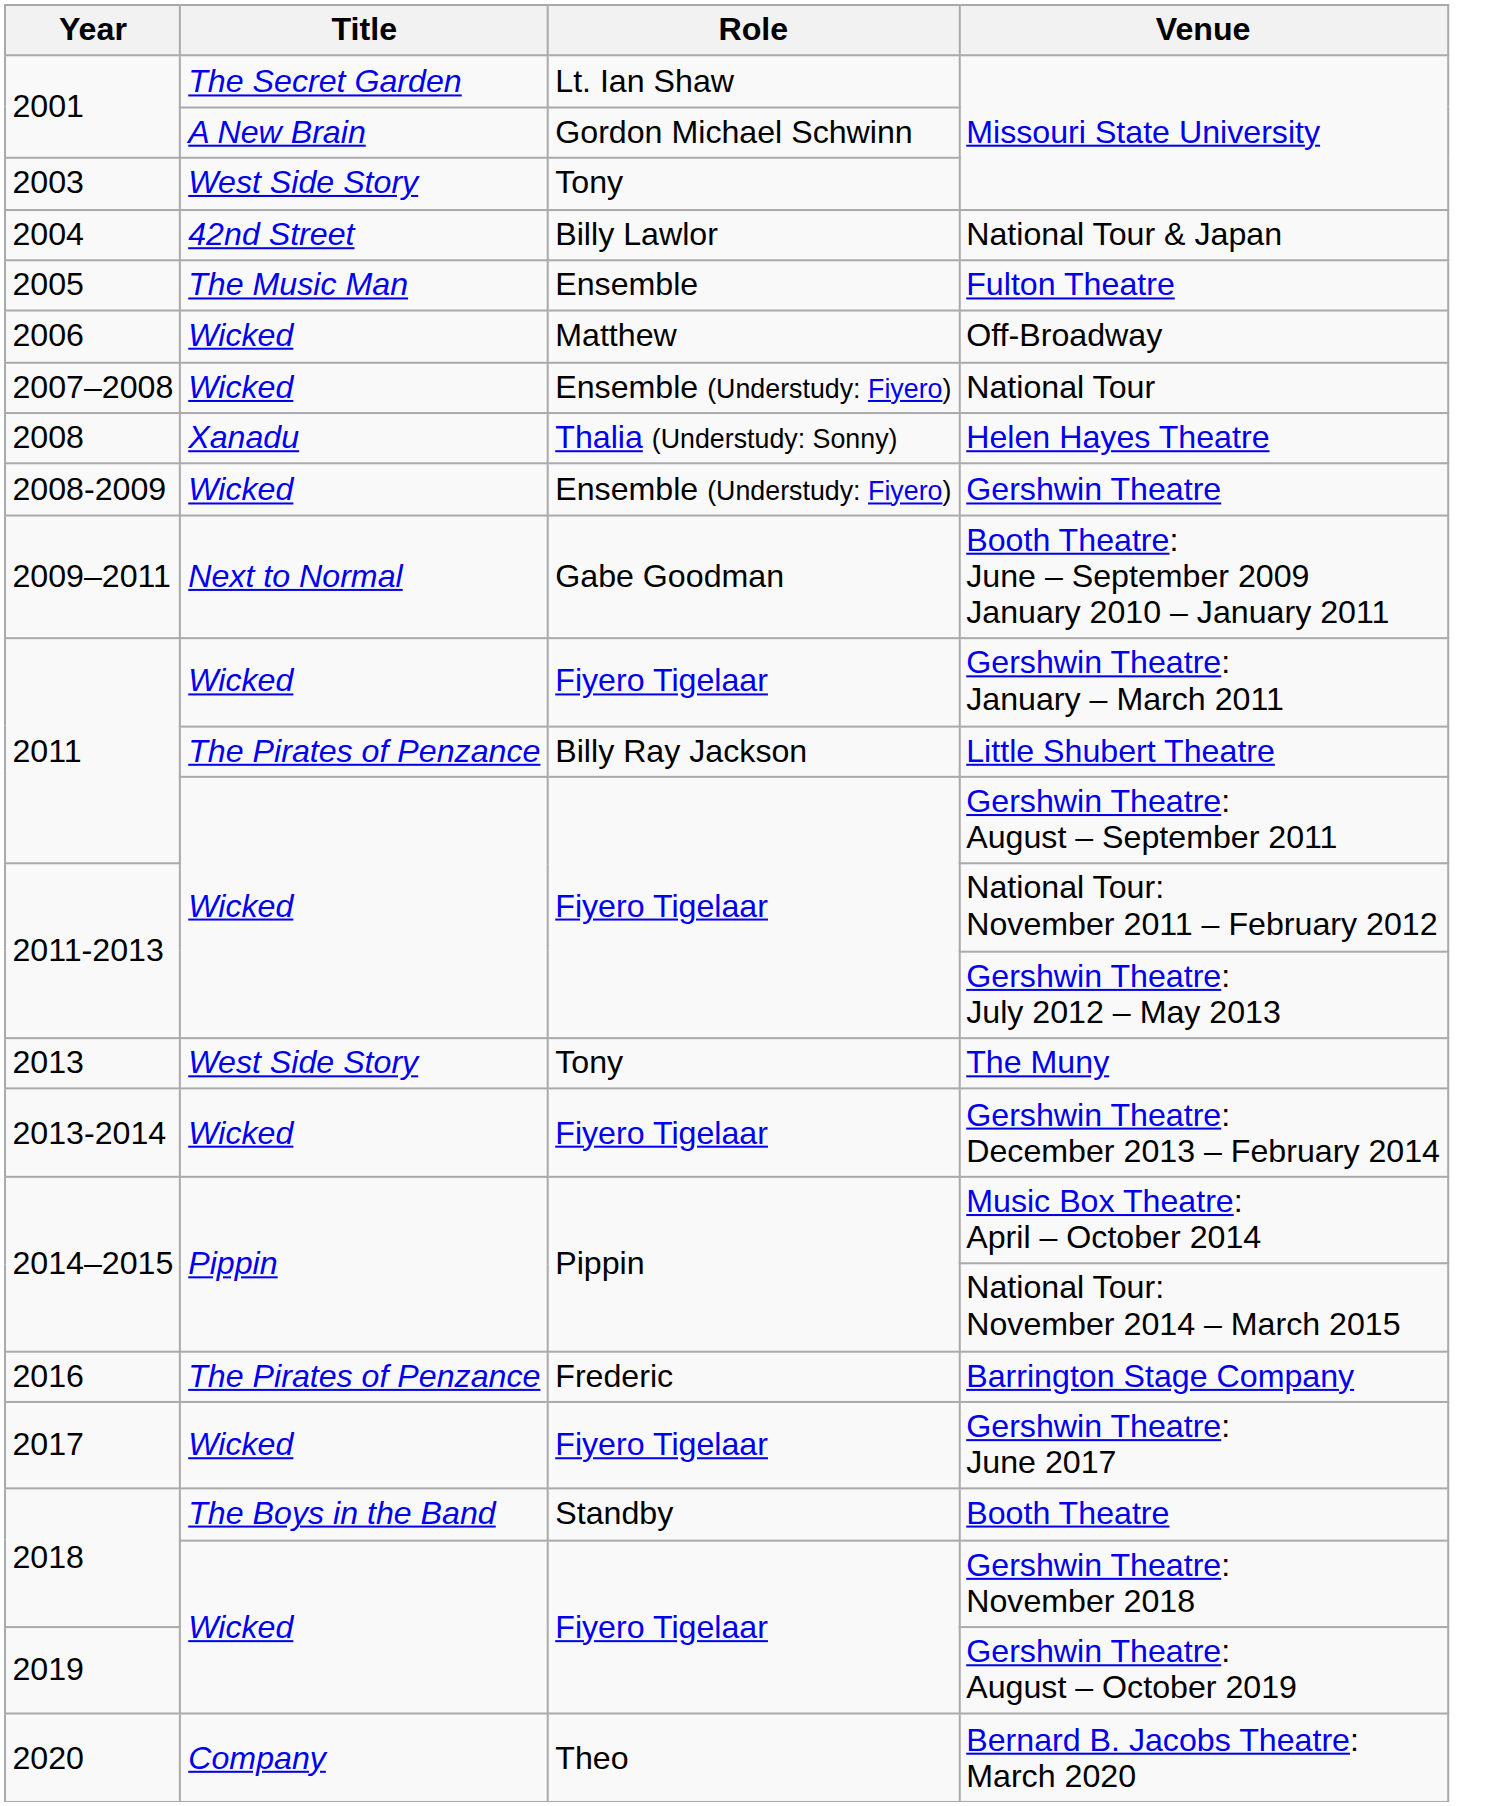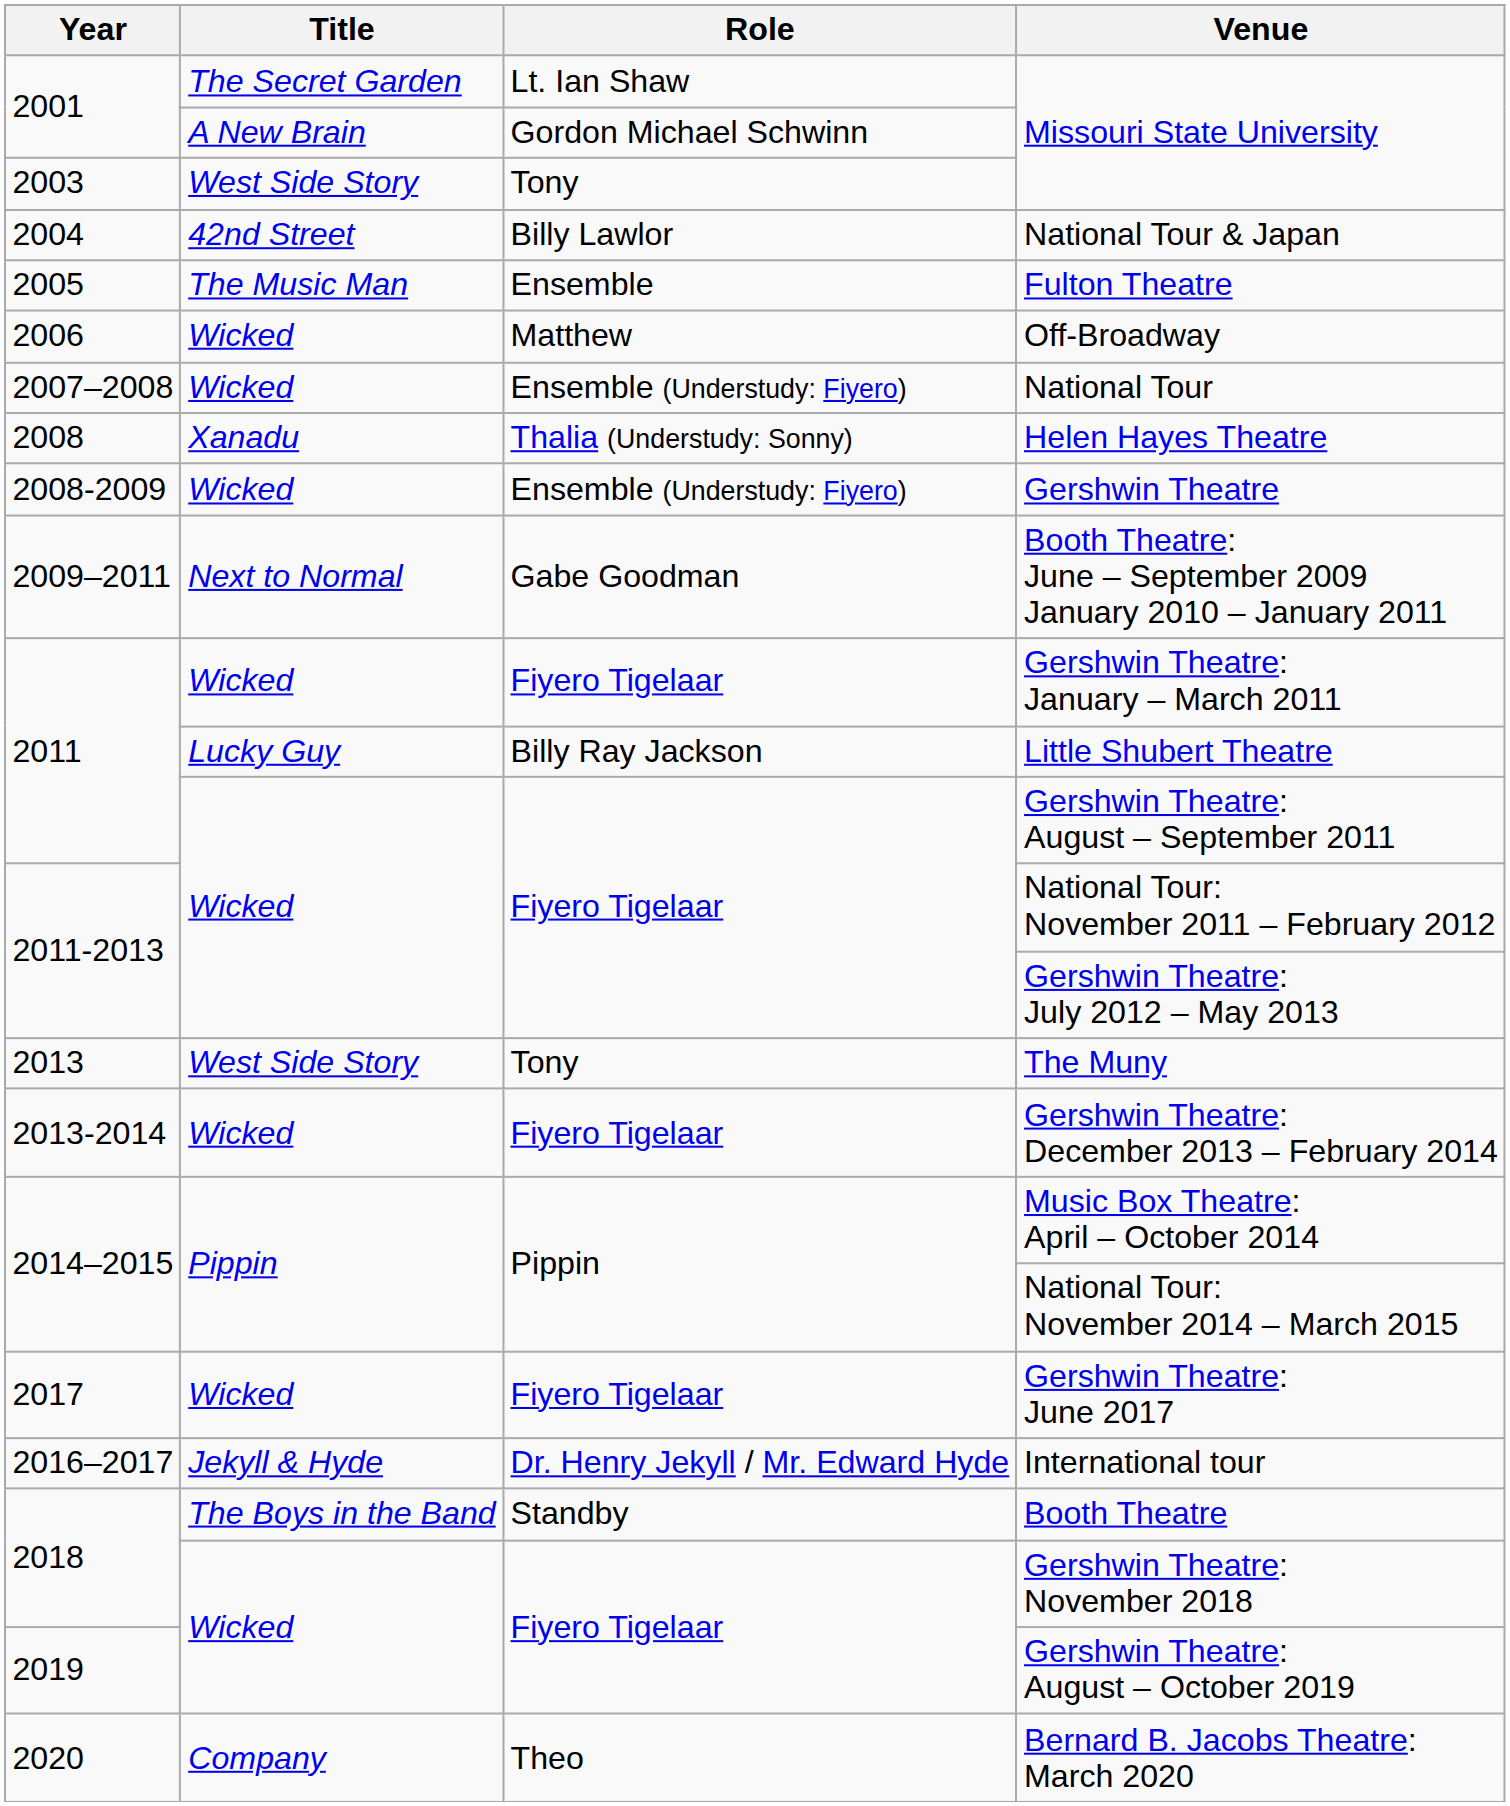(364, 750) The Pirates of Penzance -> (264, 750) Lucky Guy
- row: (614, 1375)
+ row: (760, 1462)
